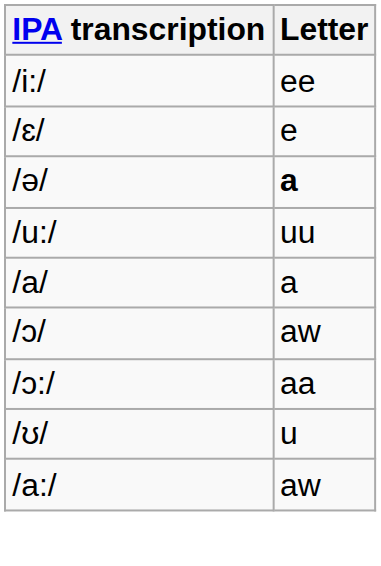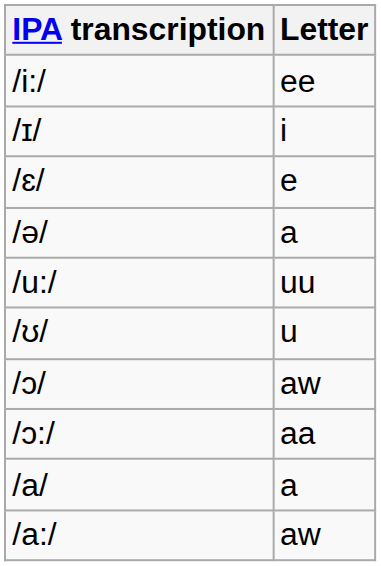+ row: (27, 130)
(289, 181) bold -> (289, 231) normal
rows swapped: (30, 433) <-> (30, 282)
